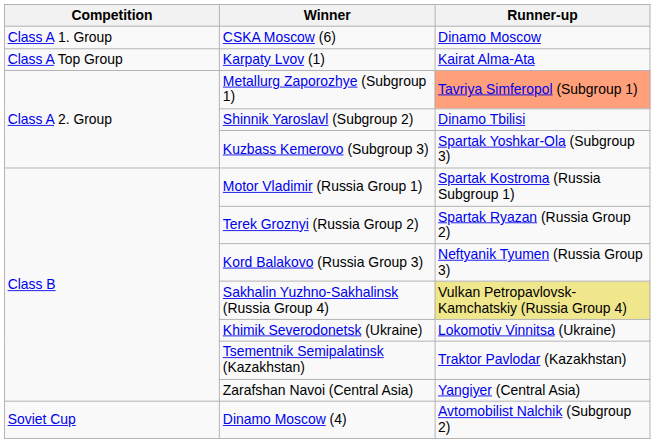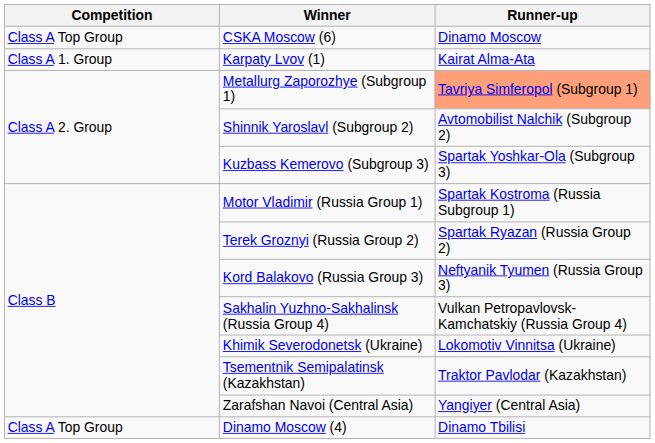(60, 37) Class A 1. Group -> (65, 37) Class A Top Group
(65, 59) Class A Top Group -> (60, 59) Class A 1. Group
(482, 119) Dinamo Tbilisi -> (535, 127) Avtomobilist Nalchik (Subgroup 2)
(532, 300) khaki background -> (532, 316) no background
(42, 419) Soviet Cup -> (65, 427) Class A Top Group
(535, 419) Avtomobilist Nalchik (Subgroup 2) -> (482, 427) Dinamo Tbilisi
